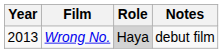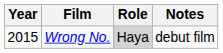(23, 37) 2013 -> (23, 37) 2015
